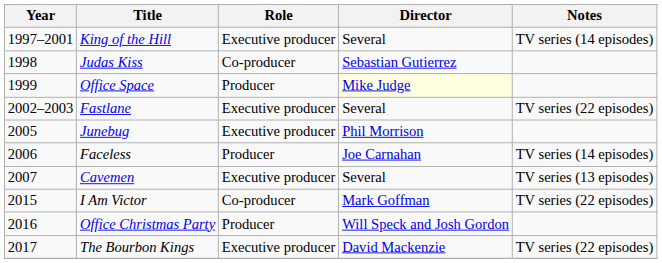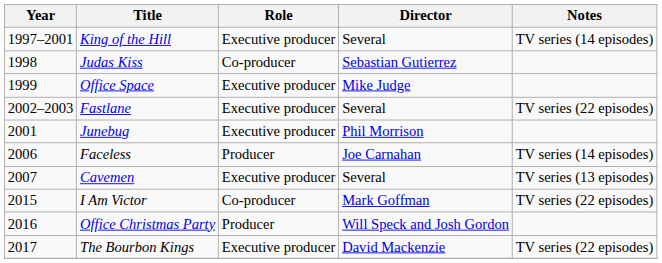(248, 85) Producer -> (279, 85) Executive producer
(376, 85) lightyellow background -> (376, 85) no background
(22, 131) 2005 -> (22, 131) 2001
